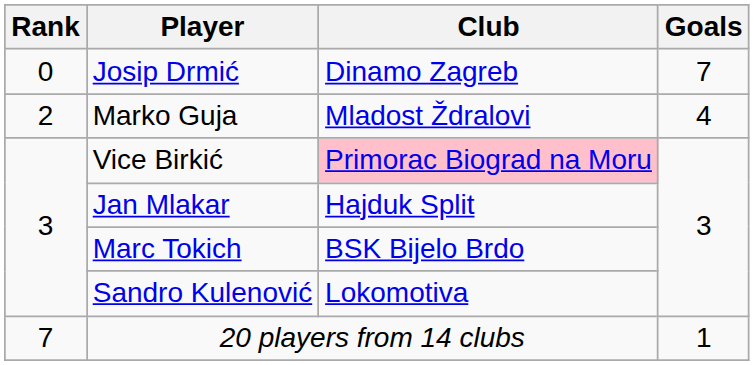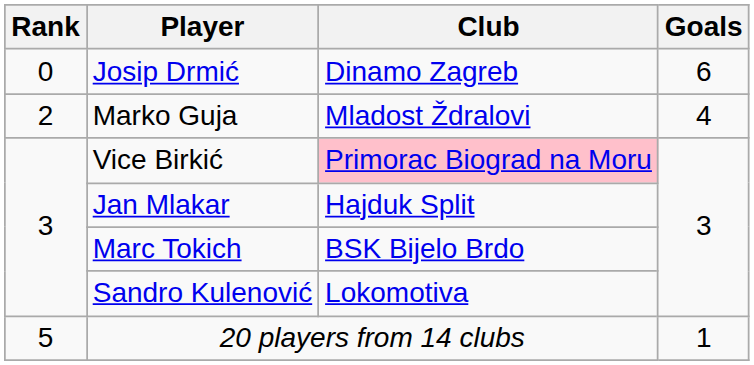(704, 71) 7 -> (704, 71) 6
(46, 337) 7 -> (46, 337) 5
